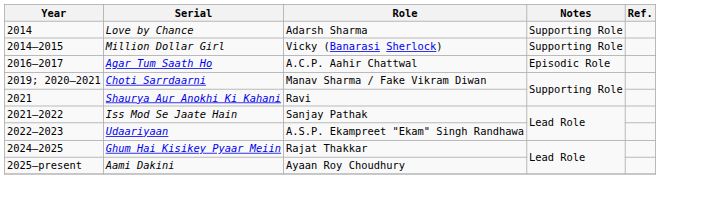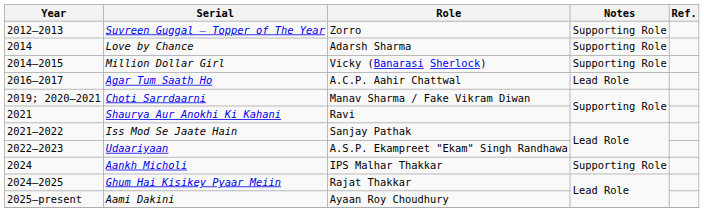+ row: (215, 30)
(570, 64) Episodic Role -> (601, 81) Lead Role
+ row: (146, 165)
